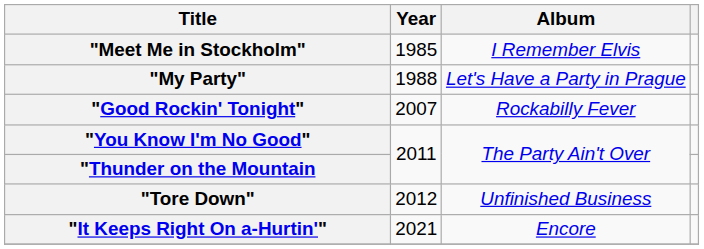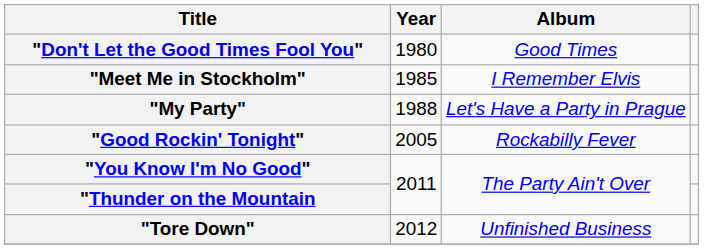+ row: (198, 49)
(416, 109) 2007 -> (416, 139) 2005
- row: (198, 229)
